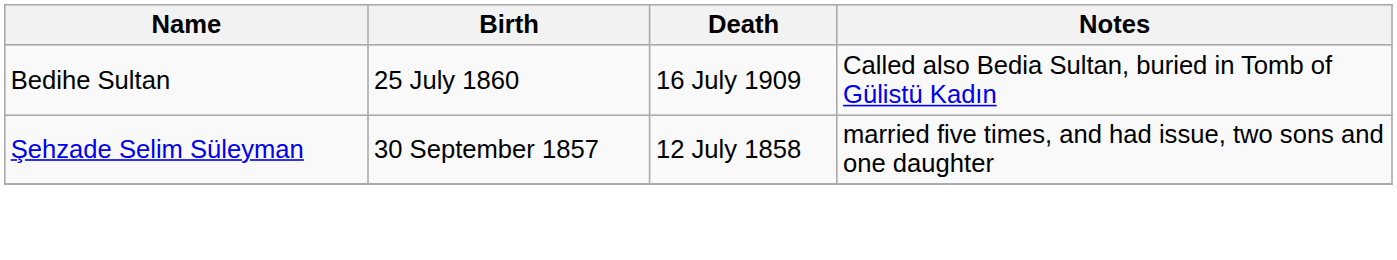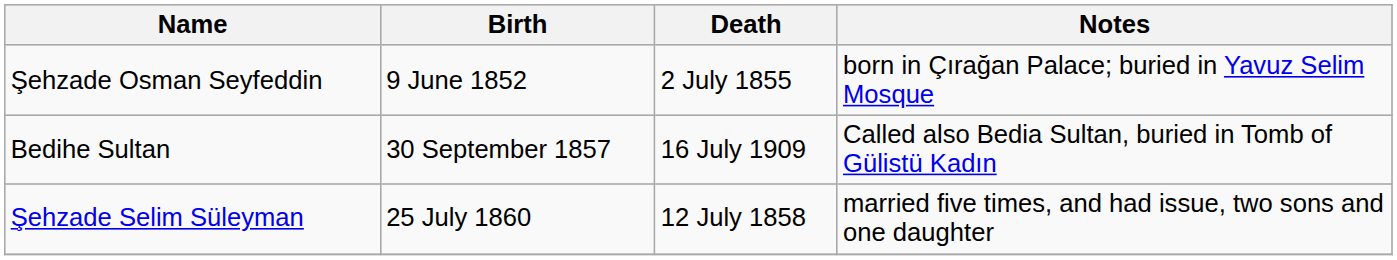+ row: (167, 79)
(447, 79) 25 July 1860 -> (499, 149) 30 September 1857
(486, 149) 30 September 1857 -> (459, 218) 25 July 1860
